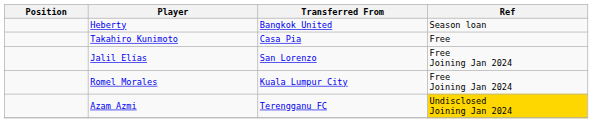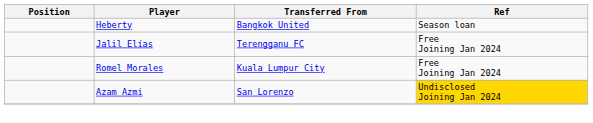- row: (134, 39)
(288, 58) San Lorenzo -> (270, 44) Terengganu FC
(293, 106) Terengganu FC -> (265, 92) San Lorenzo
